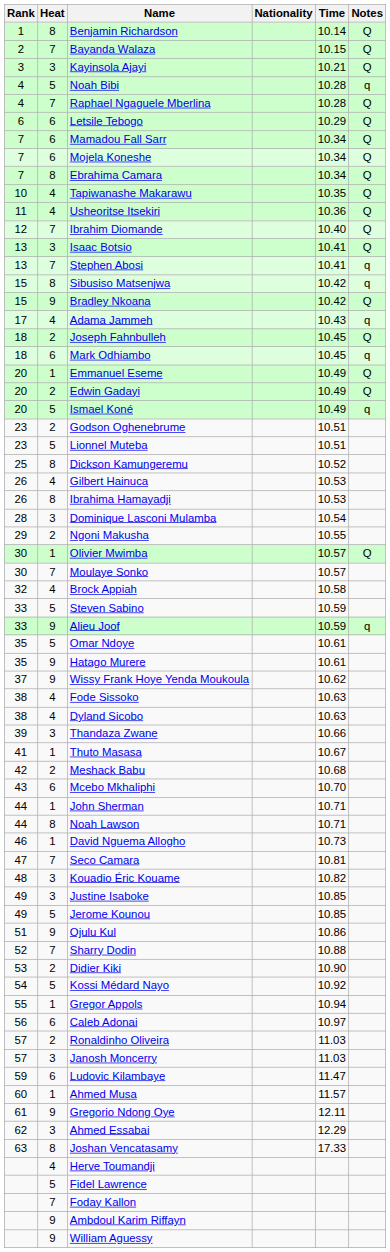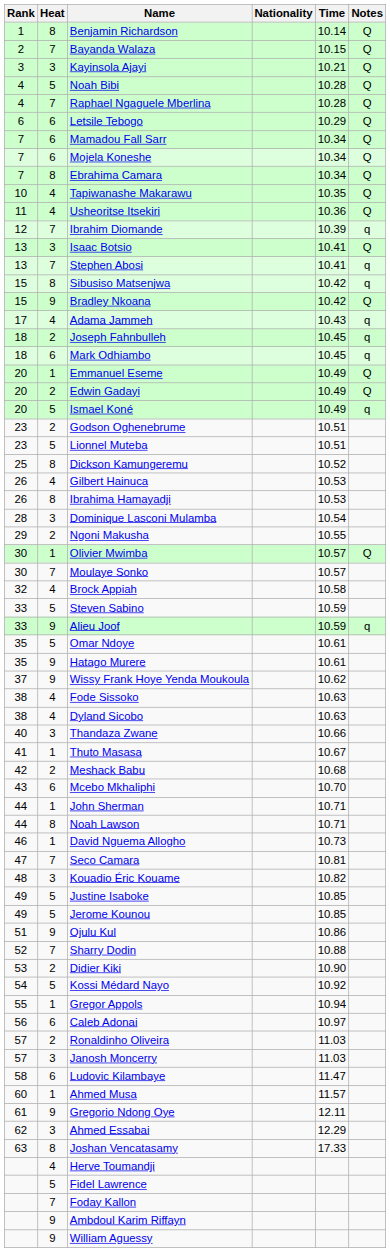(367, 85) q -> (367, 85) Q
(332, 229) 10.40 -> (332, 229) 10.39
(367, 229) Q -> (367, 229) q
(367, 337) Q -> (367, 337) q
(21, 734) 39 -> (21, 734) 40
(52, 896) 3 -> (52, 896) 5
(21, 1076) 59 -> (21, 1076) 58
